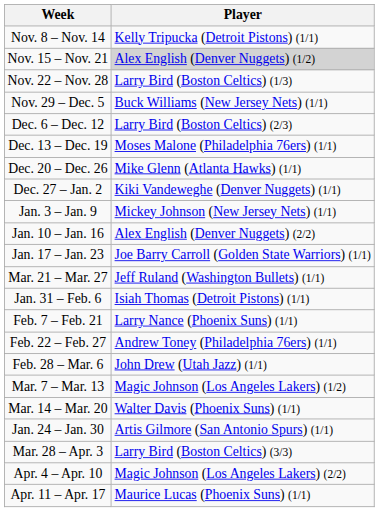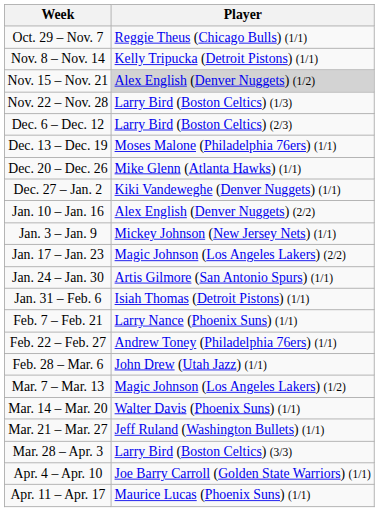+ row: (58, 37)
- row: (58, 102)
rows swapped: (58, 211) <-> (58, 233)
(243, 255) Joe Barry Carroll (Golden State Warriors) (1/1) -> (230, 255) Magic Johnson (Los Angeles Lakers) (2/2)
rows swapped: (58, 430) <-> (58, 277)
(230, 473) Magic Johnson (Los Angeles Lakers) (2/2) -> (243, 473) Joe Barry Carroll (Golden State Warriors) (1/1)
